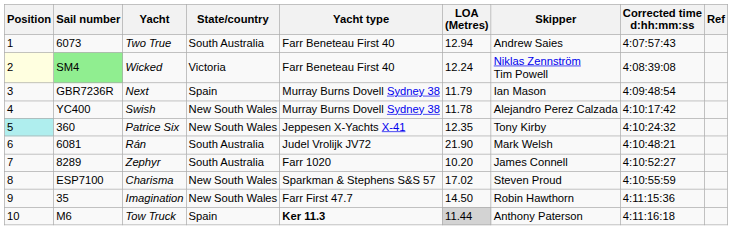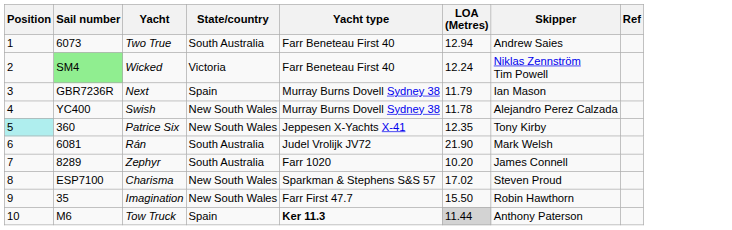- column: (662, 19)
(10, 67) lightyellow background -> (10, 67) no background
(459, 198) 14.50 -> (459, 198) 15.50
